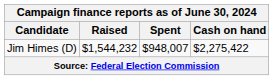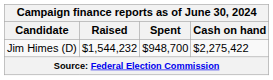(165, 48) $948,007 -> (165, 48) $948,700
